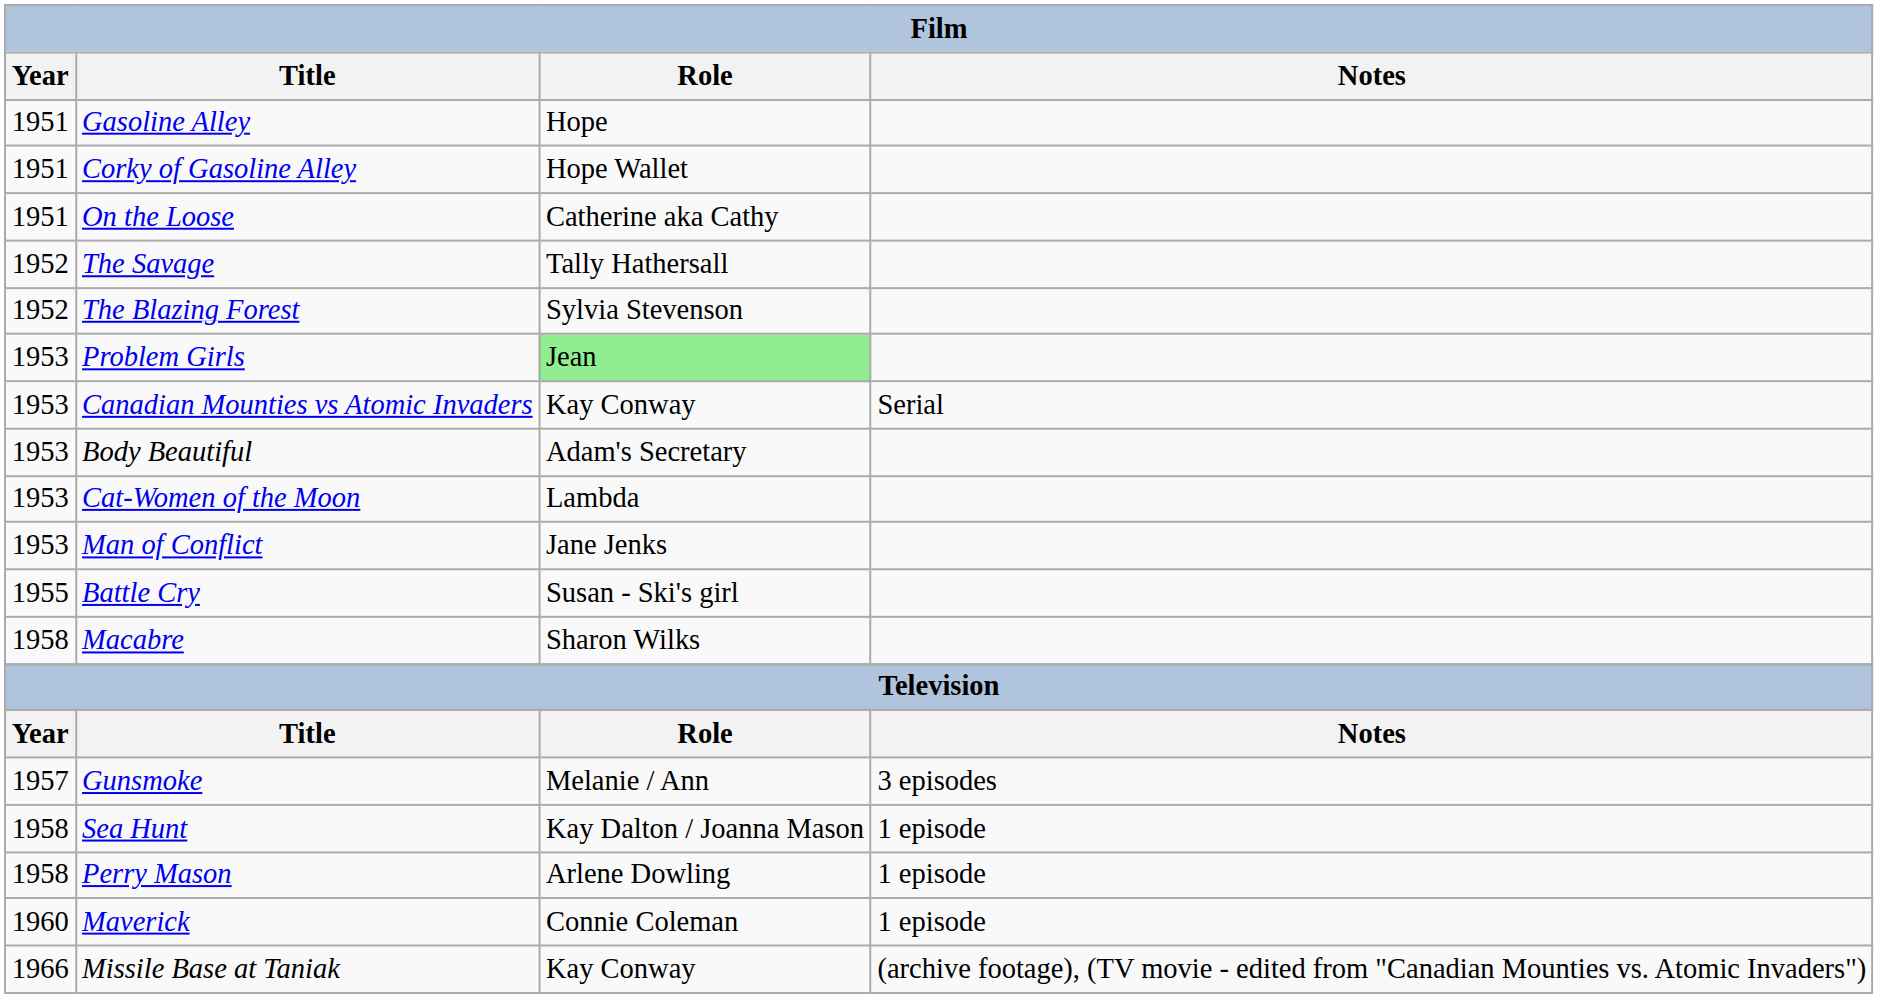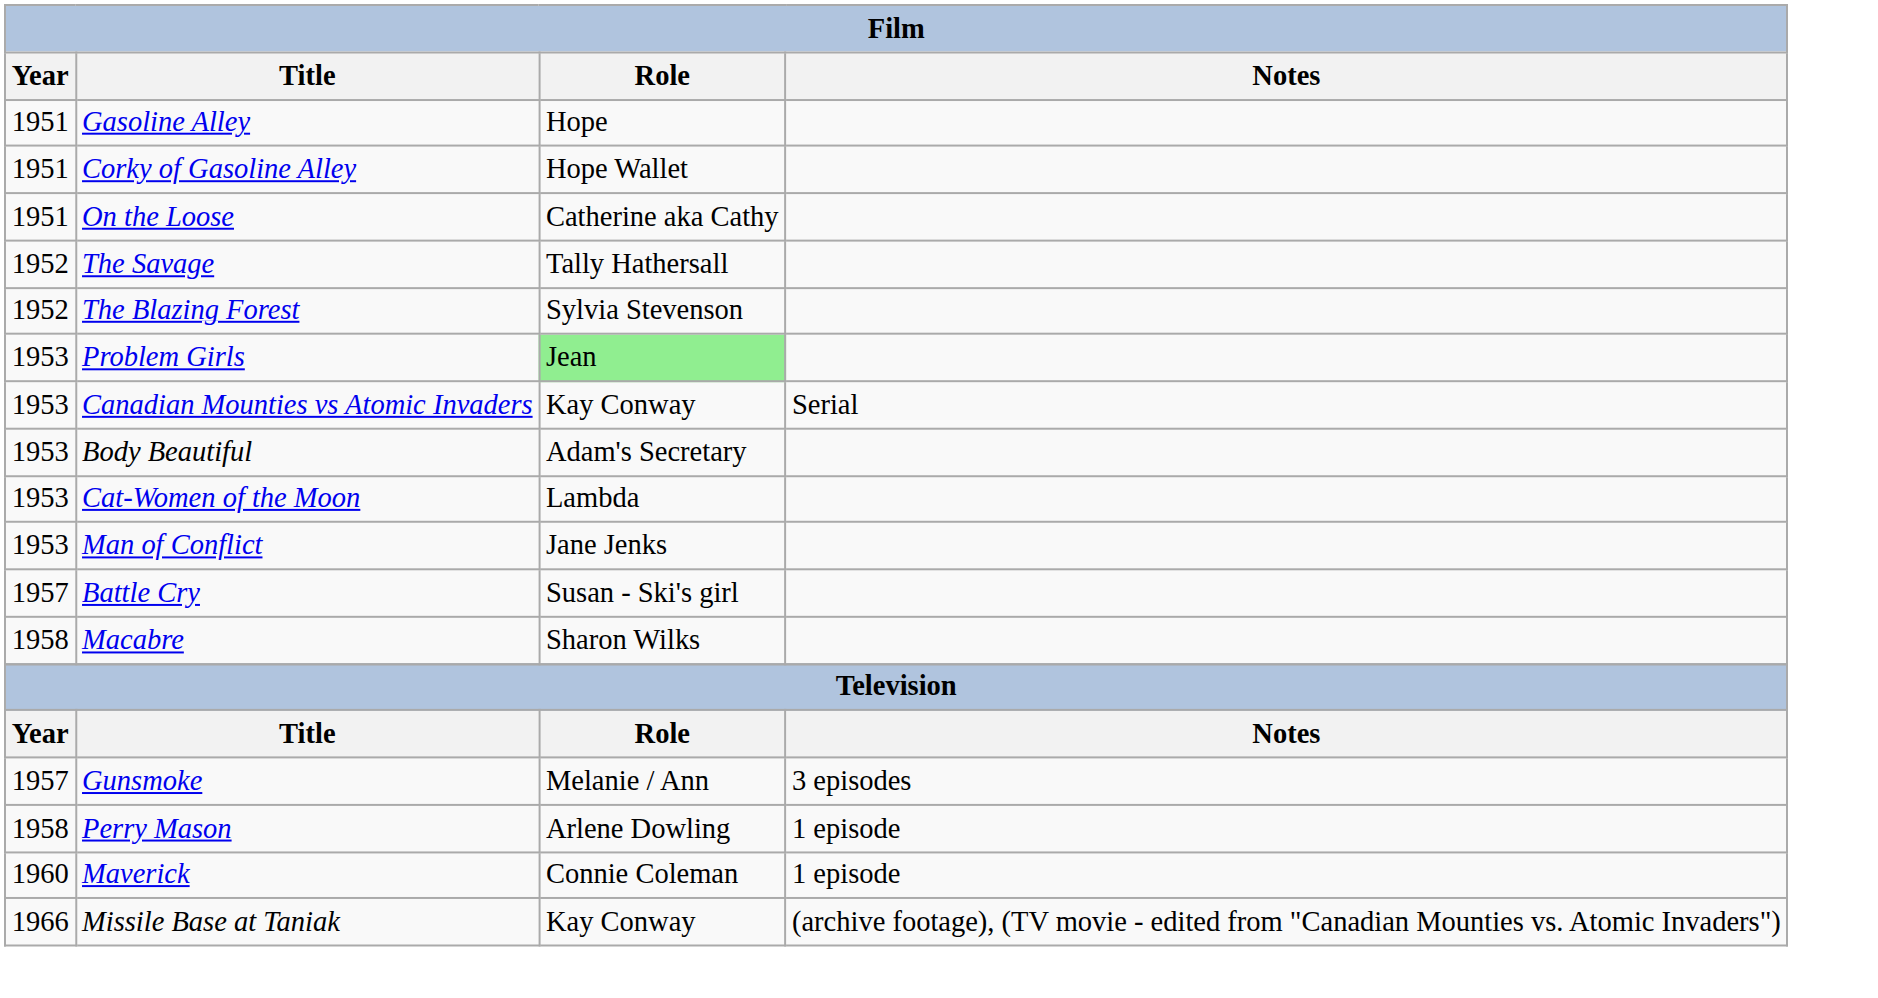(40, 592) 1955 -> (40, 592) 1957
- row: (135, 827)
